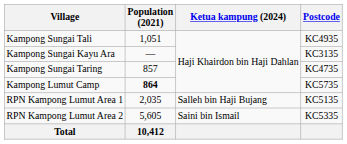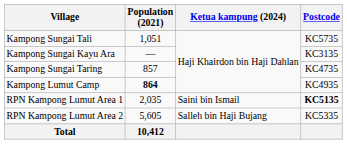(321, 38) KC4935 -> (321, 38) KC5735
(321, 85) KC5735 -> (321, 85) KC4935
(222, 100) Salleh bin Haji Bujang -> (209, 100) Saini bin Ismail
(321, 100) normal -> (321, 100) bold
(209, 116) Saini bin Ismail -> (222, 116) Salleh bin Haji Bujang
